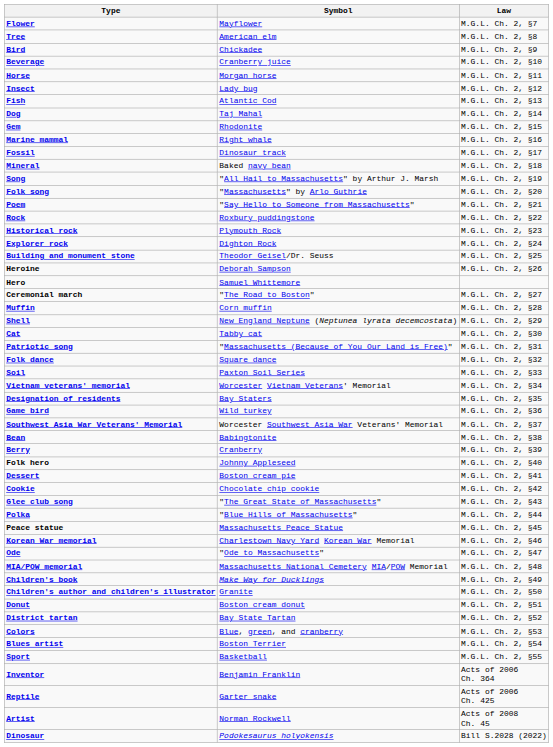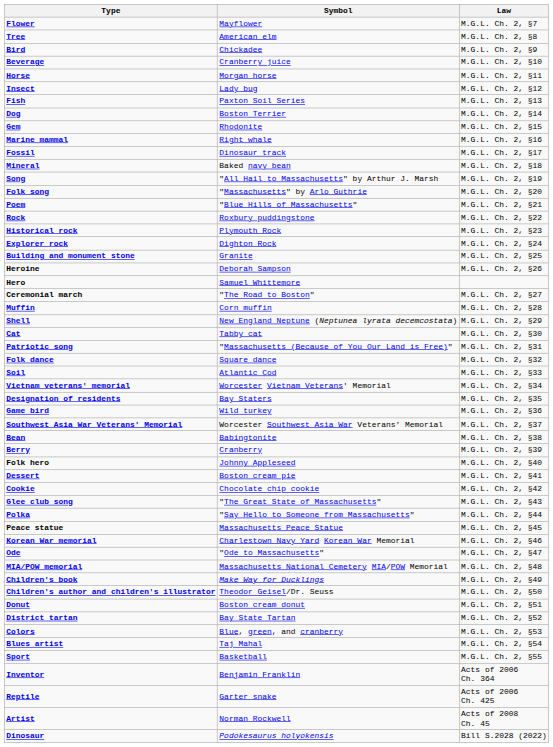(248, 101) Atlantic Cod -> (262, 101) Paxton Soil Series
(241, 114) Taj Mahal -> (253, 114) Boston Terrier
(317, 205) "Say Hello to Someone from Massachusetts" -> (288, 205) "Blue Hills of Massachusetts"
(276, 256) Theodor Geisel/Dr. Seuss -> (236, 256) Granite
(262, 373) Paxton Soil Series -> (248, 373) Atlantic Cod
(288, 515) "Blue Hills of Massachusetts" -> (317, 515) "Say Hello to Someone from Massachusetts"
(236, 592) Granite -> (276, 592) Theodor Geisel/Dr. Seuss
(253, 644) Boston Terrier -> (241, 644) Taj Mahal
